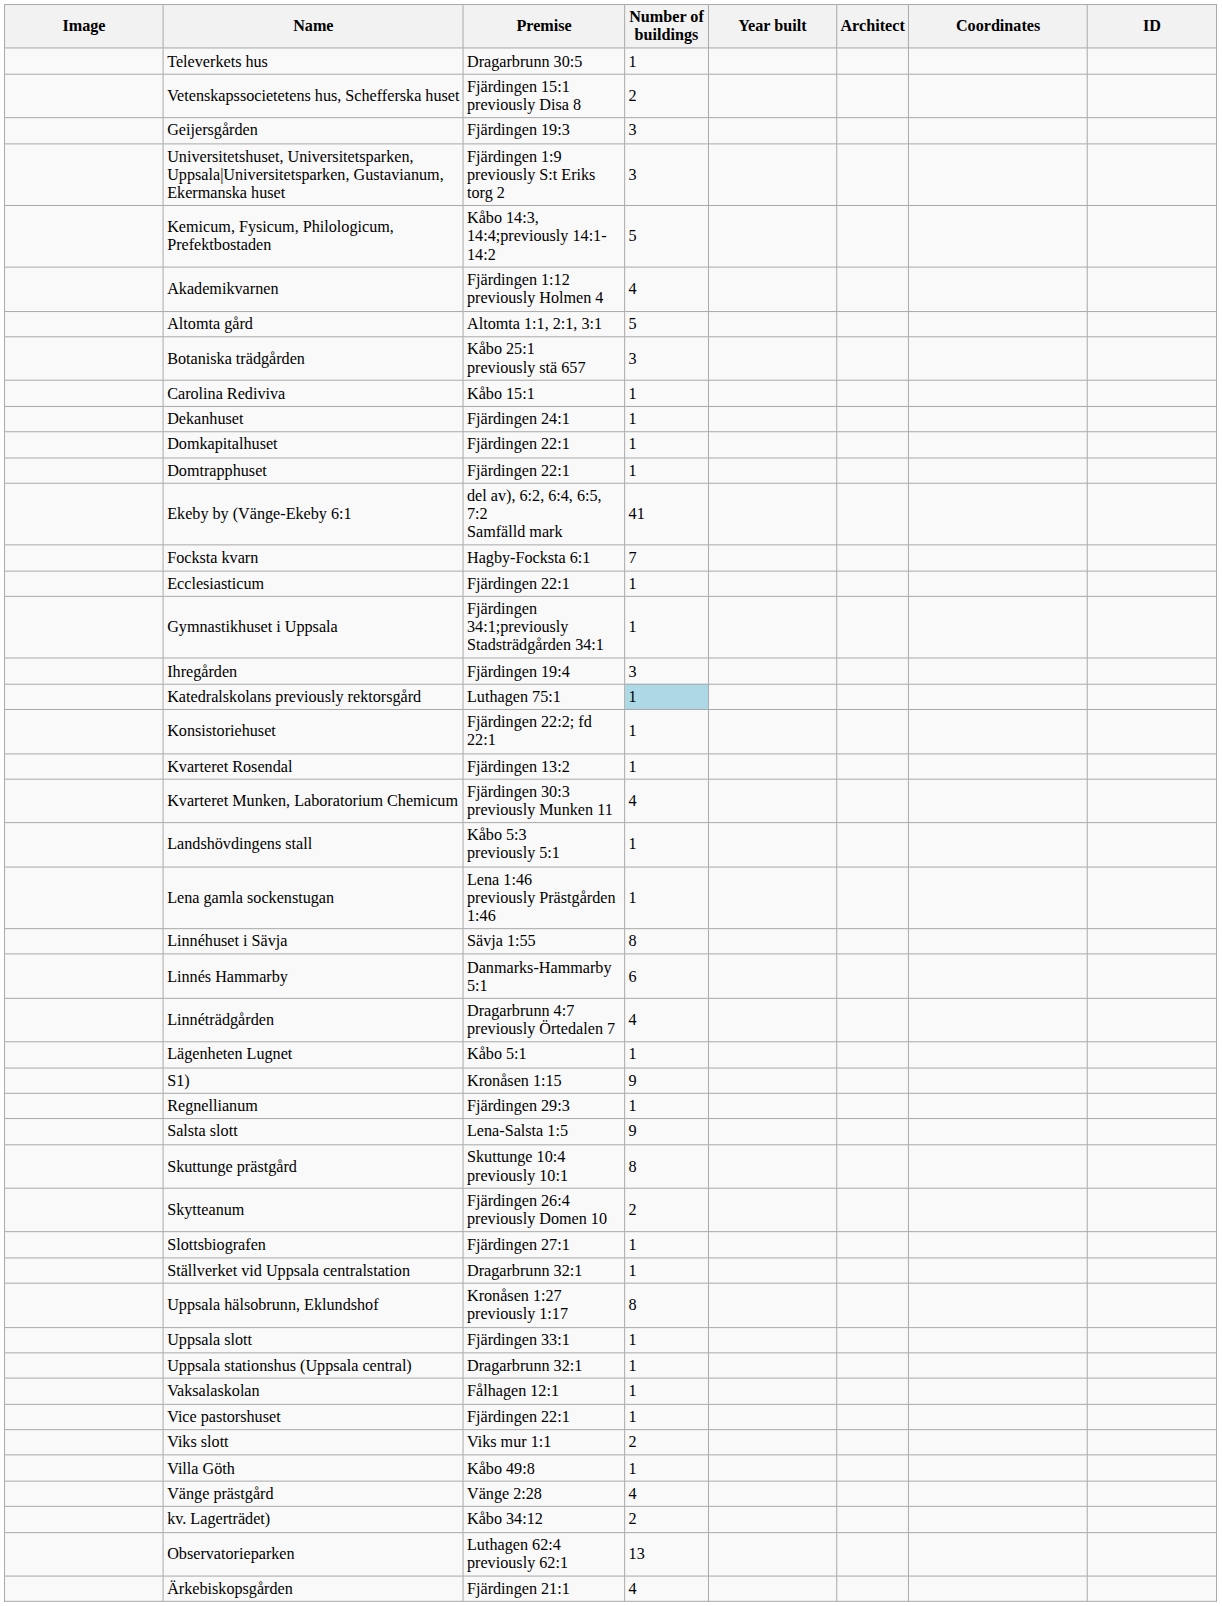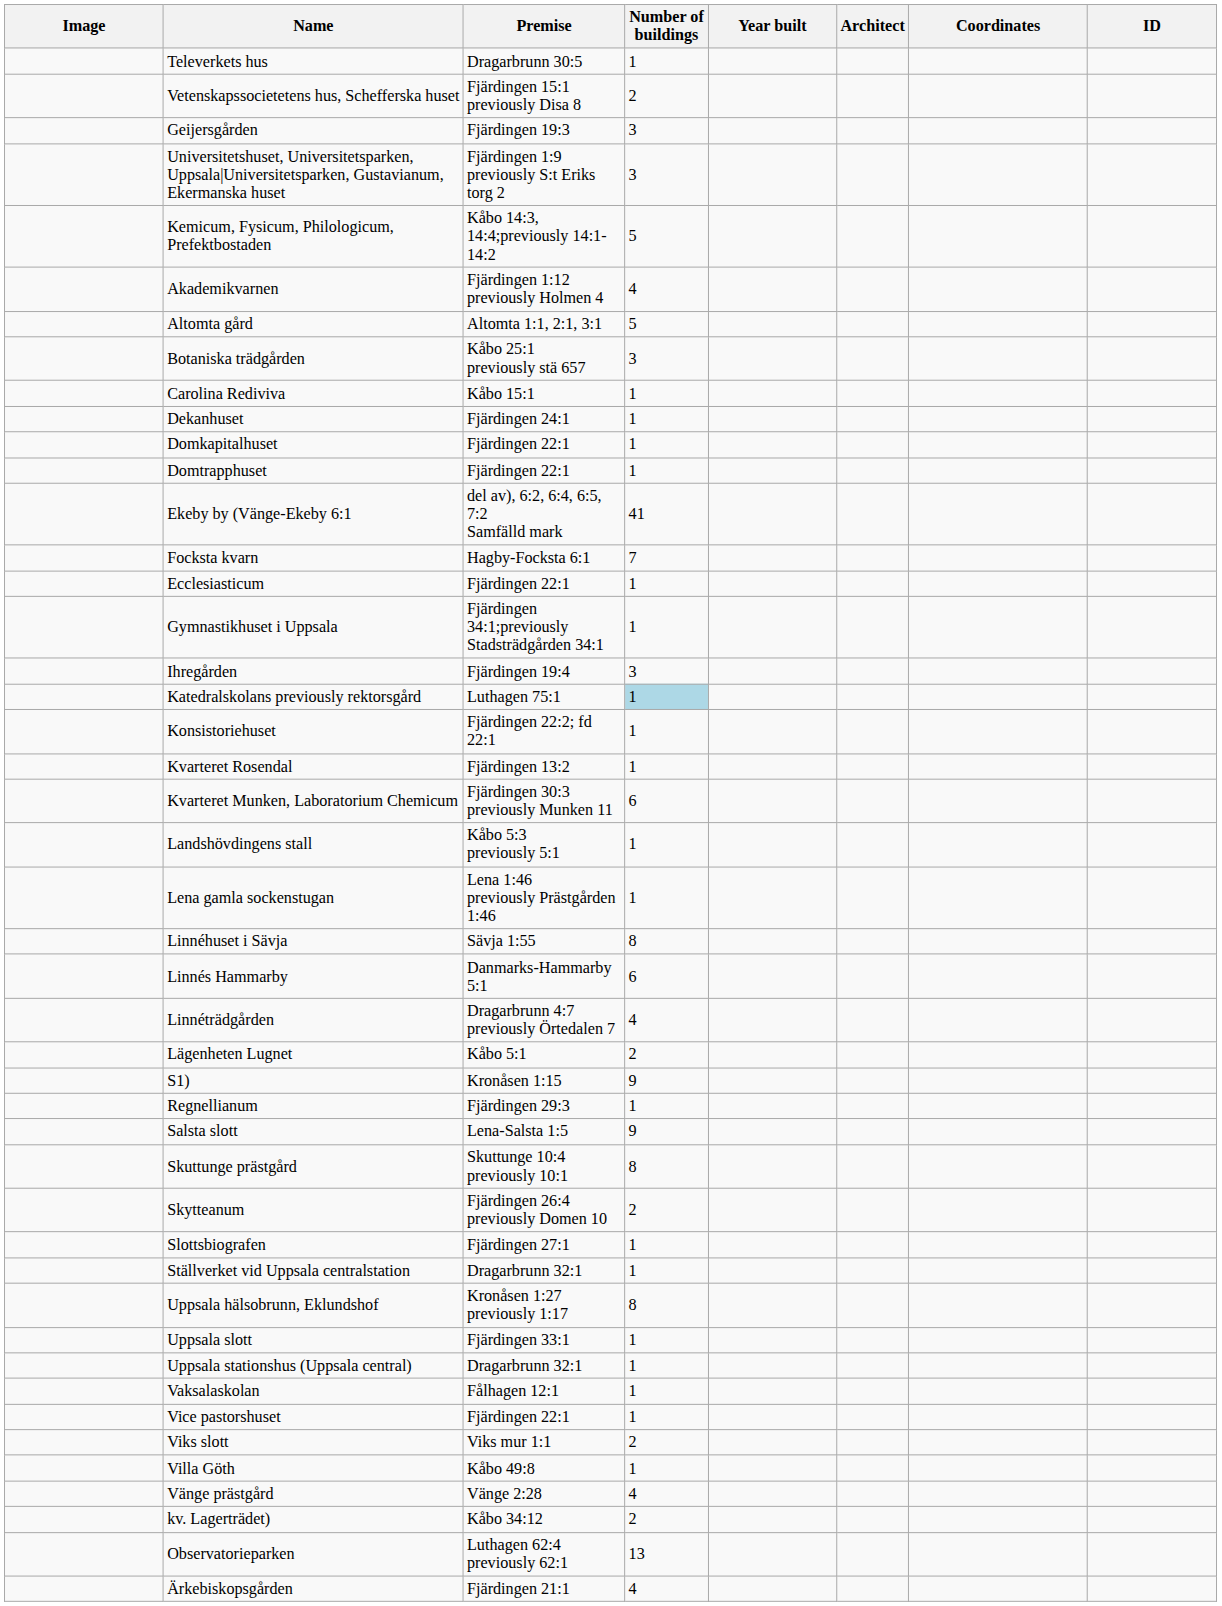(633, 800) 4 -> (633, 800) 6
(633, 1054) 1 -> (633, 1054) 2
